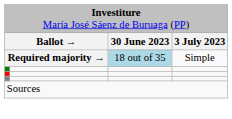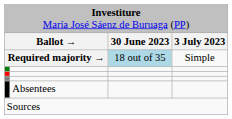+ row: (7, 89)
